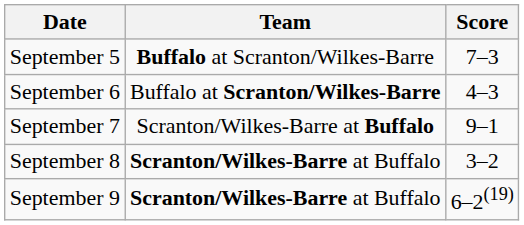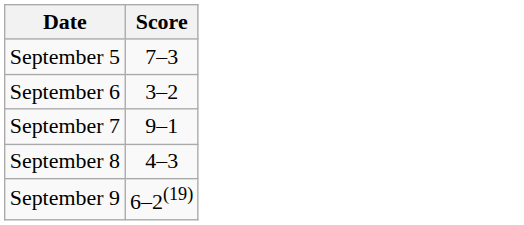- column: (285, 21)
(482, 91) 4–3 -> (162, 91) 3–2
(482, 160) 3–2 -> (162, 160) 4–3
